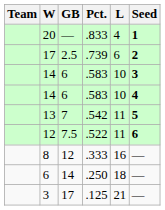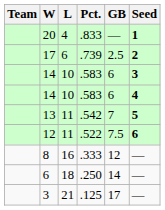columns swapped: (120, 14) <-> (70, 14)
